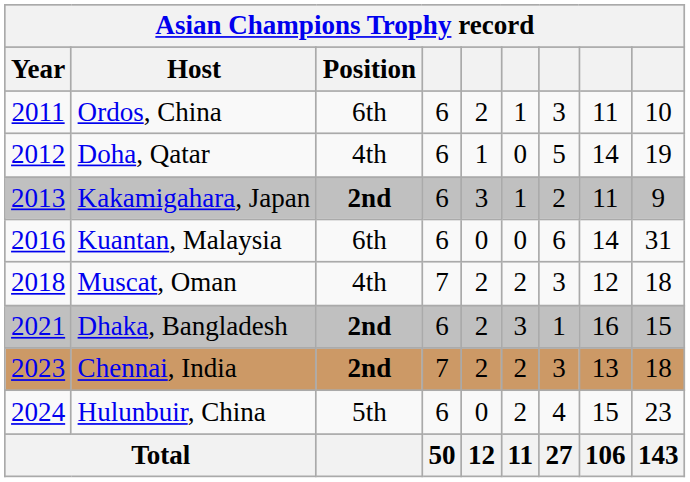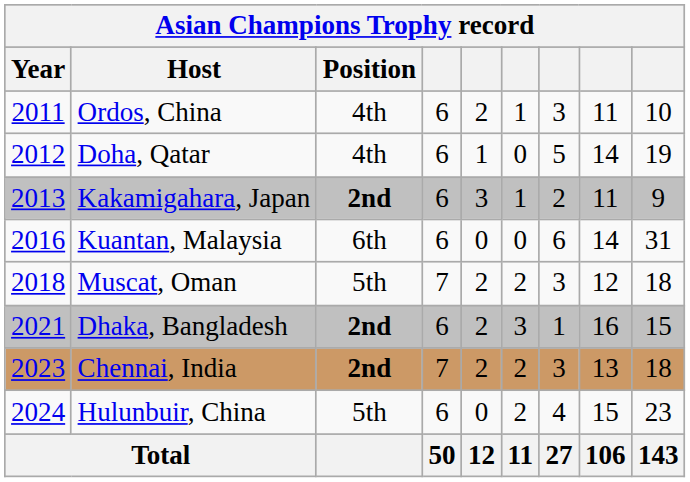(369, 111) 6th -> (369, 111) 4th
(369, 283) 4th -> (369, 283) 5th
